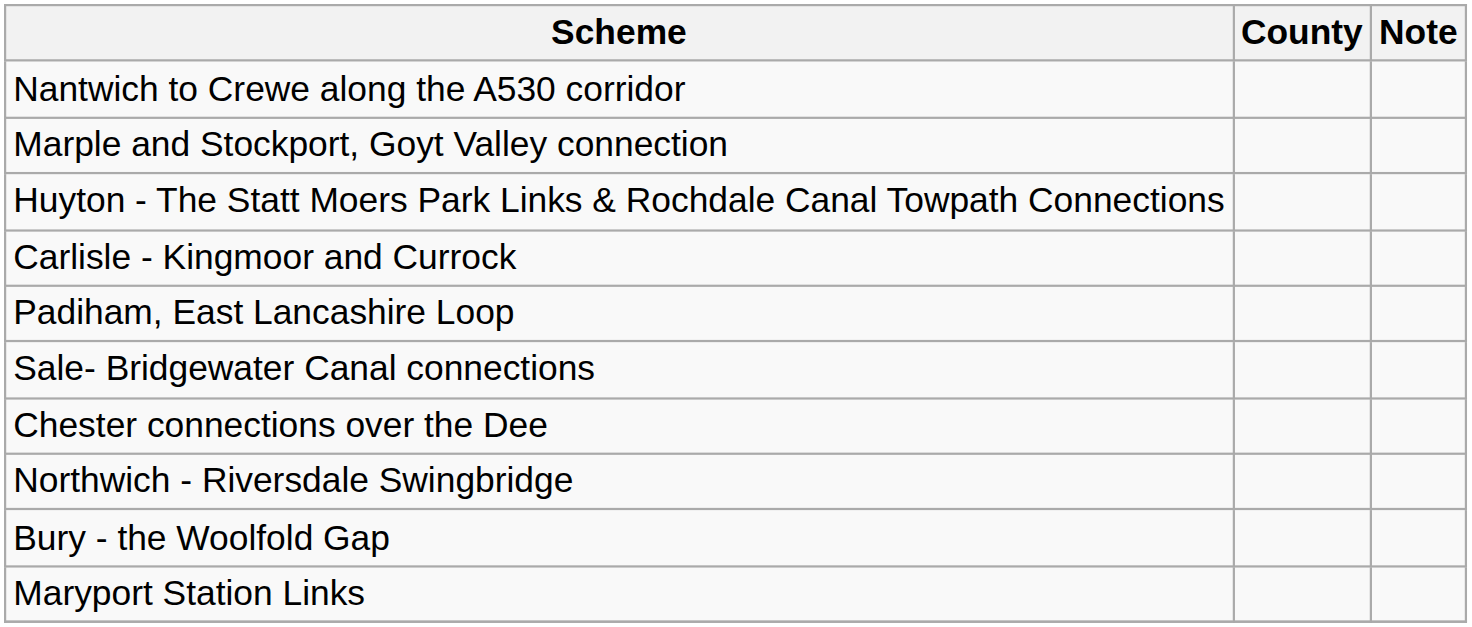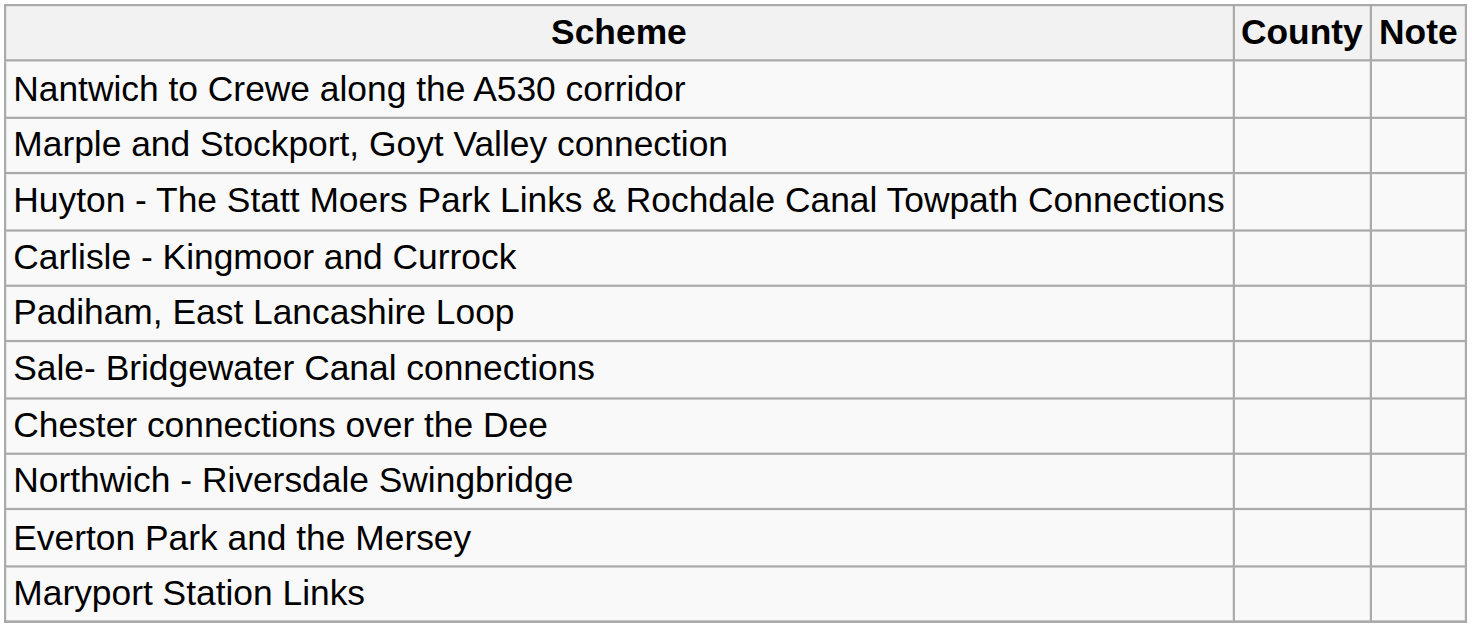+ row: (242, 537)
- row: (202, 537)
